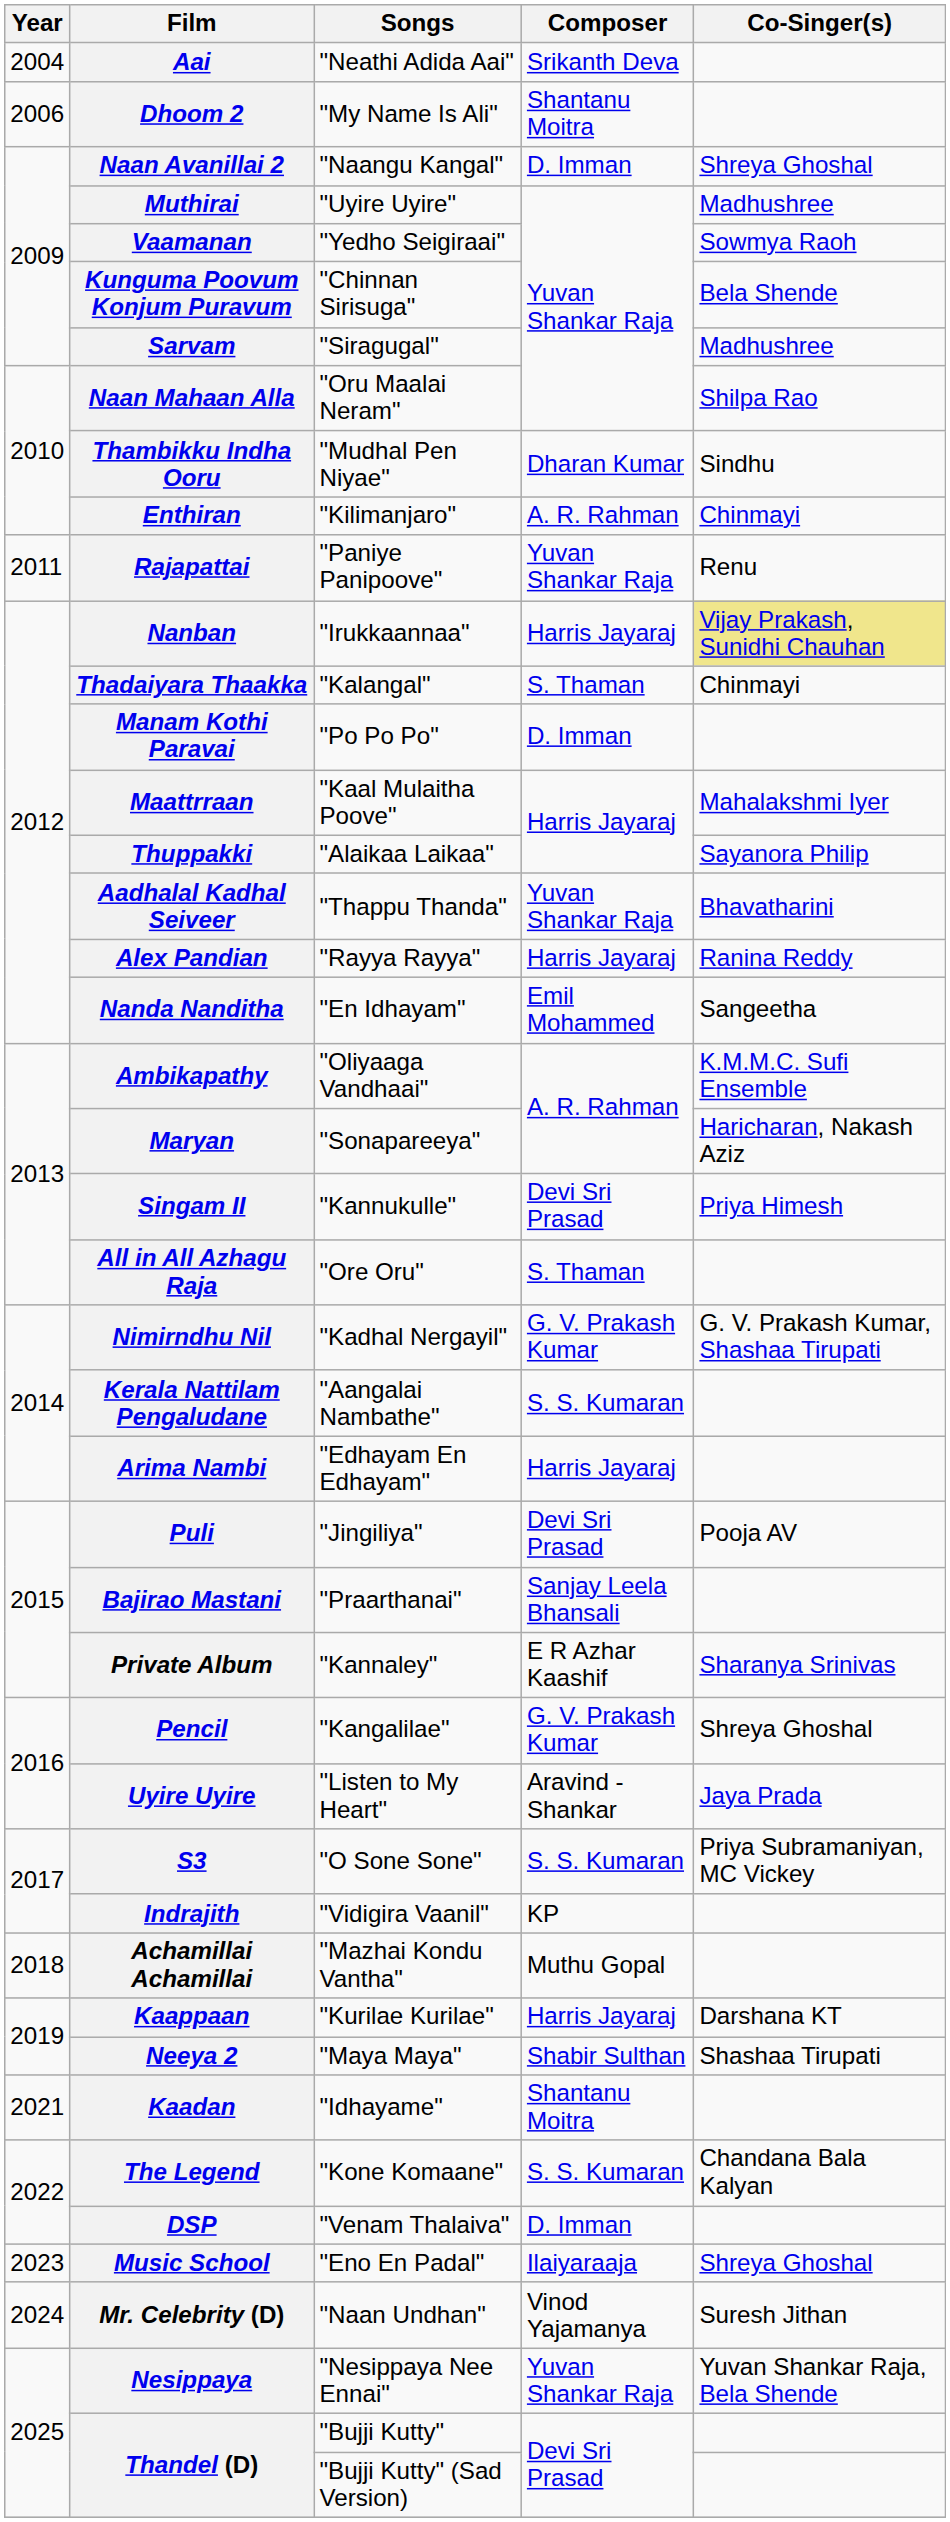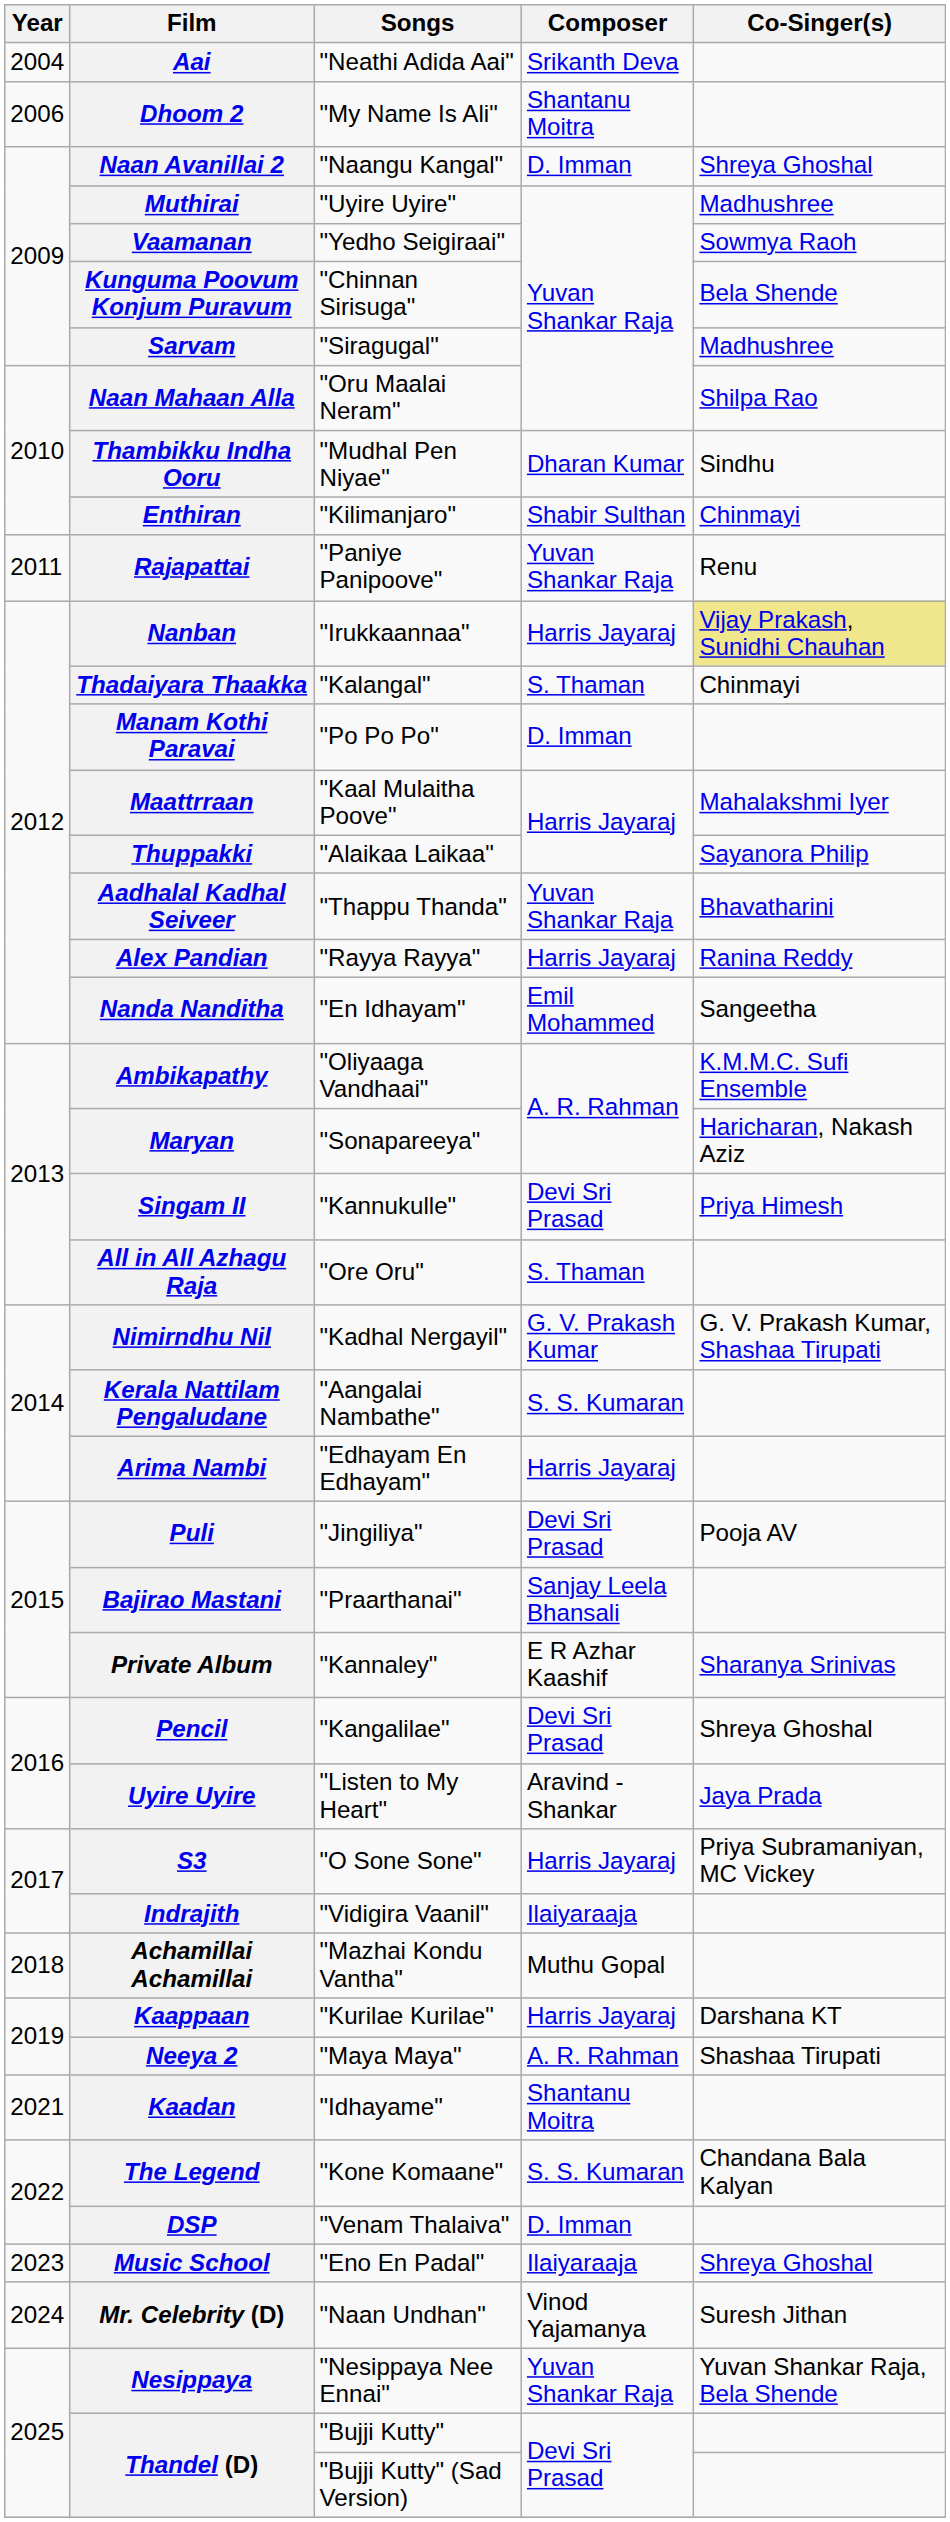(603, 515) A. R. Rahman -> (606, 515) Shabir Sulthan
(601, 1730) G. V. Prakash Kumar -> (569, 1730) Devi Sri Prasad
(605, 1861) S. S. Kumaran -> (601, 1861) Harris Jayaraj
(543, 1913) KP -> (582, 1913) Ilaiyaraaja
(606, 2055) Shabir Sulthan -> (603, 2055) A. R. Rahman
